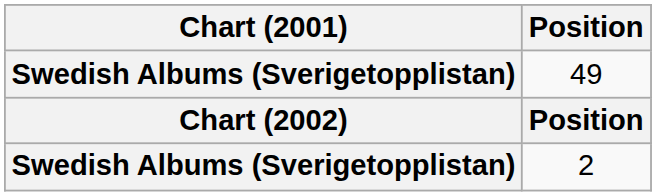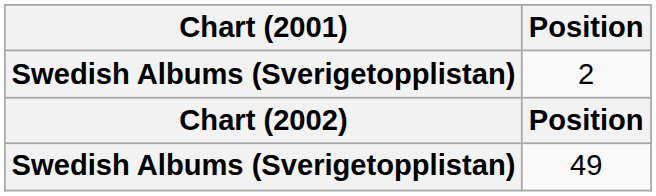rows swapped: (586, 166) <-> (586, 73)
